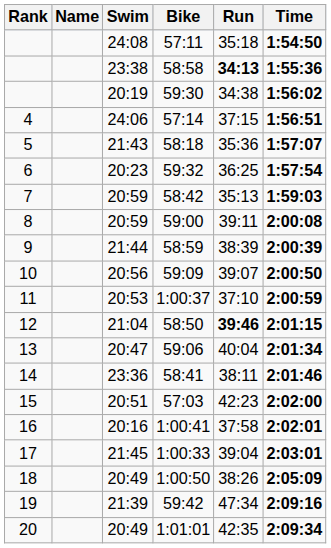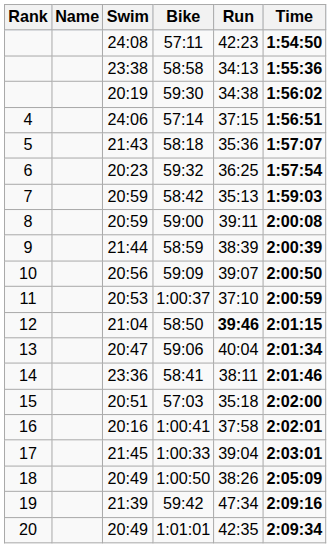(238, 42) 35:18 -> (238, 42) 42:23
(238, 68) bold -> (238, 68) normal
(238, 401) 42:23 -> (238, 401) 35:18
